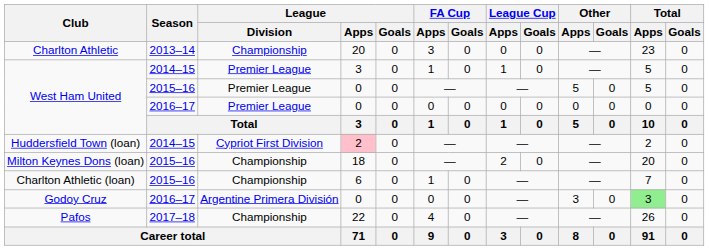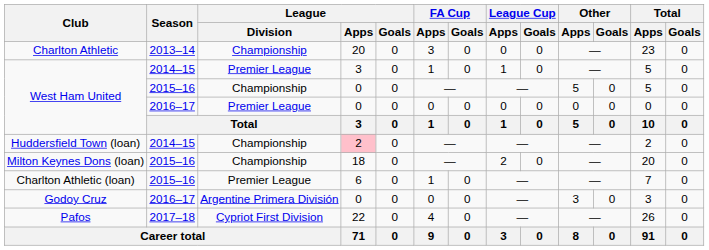(269, 87) Premier League -> (269, 87) Championship
(269, 143) Cypriot First Division -> (269, 143) Championship
(269, 180) Championship -> (269, 180) Premier League
(648, 198) lightgreen background -> (648, 198) no background
(269, 217) Championship -> (269, 217) Cypriot First Division
